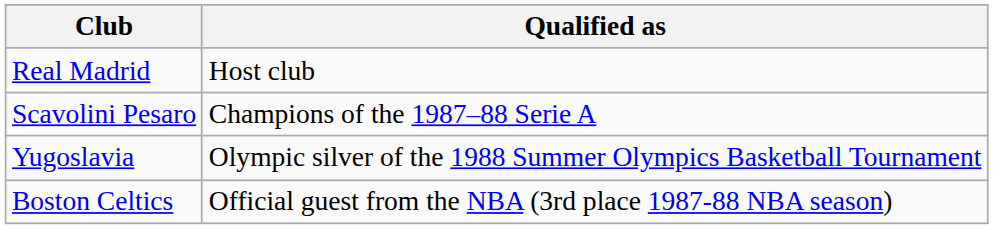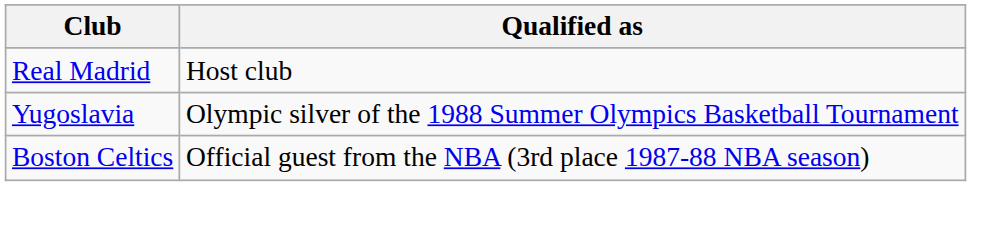- row: (104, 113)
